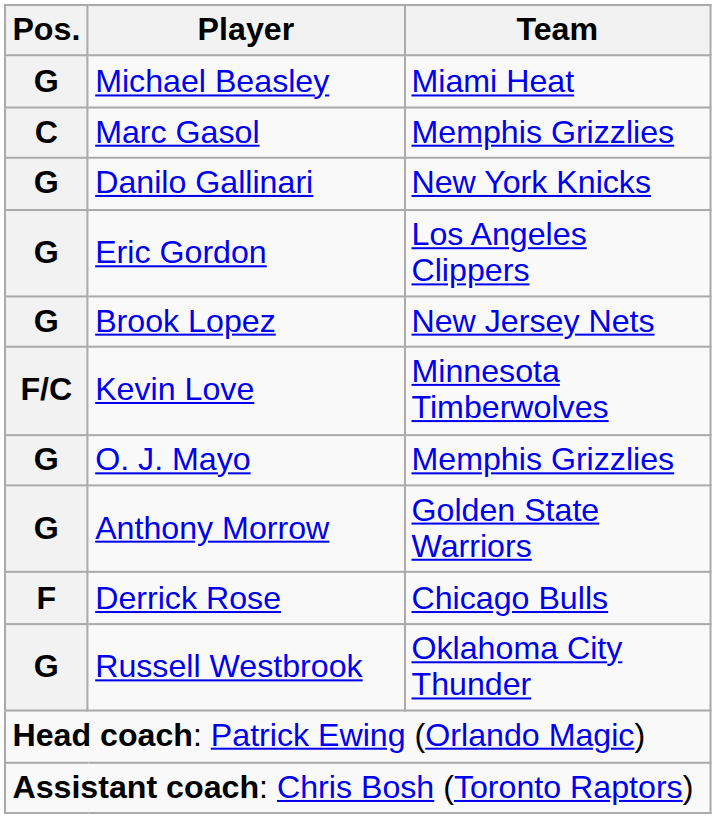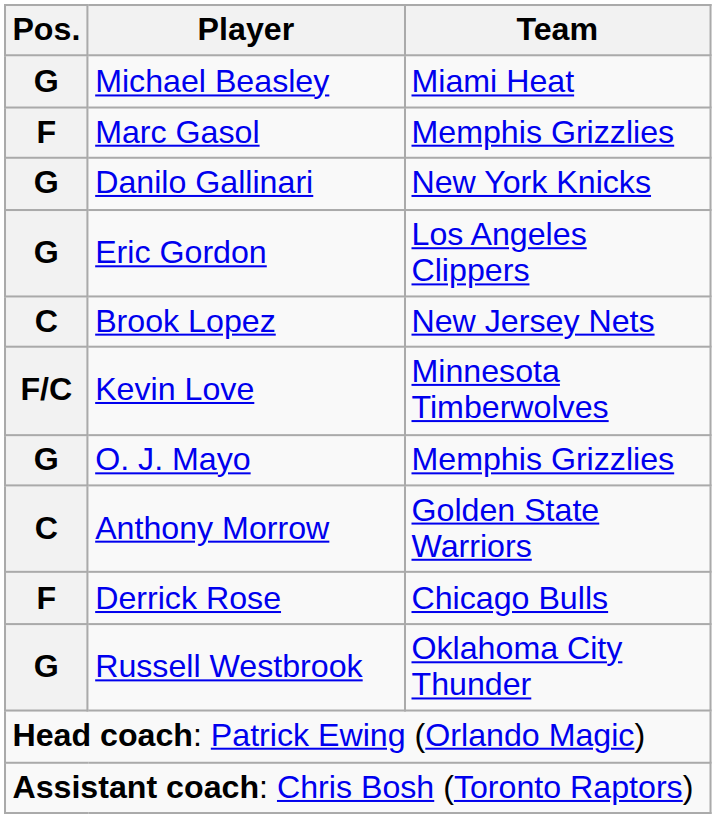(46, 132) C -> (46, 132) F
(46, 321) G -> (46, 321) C
(46, 528) G -> (46, 528) C
